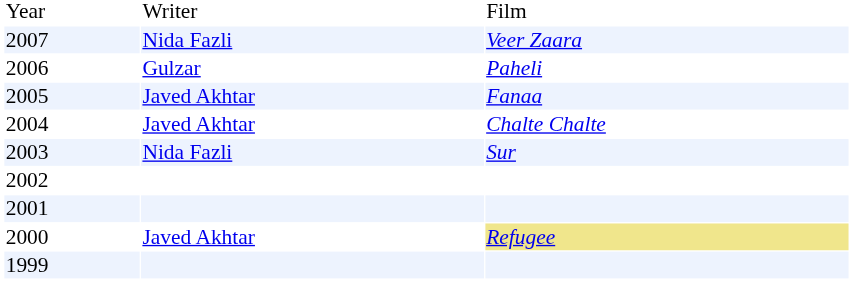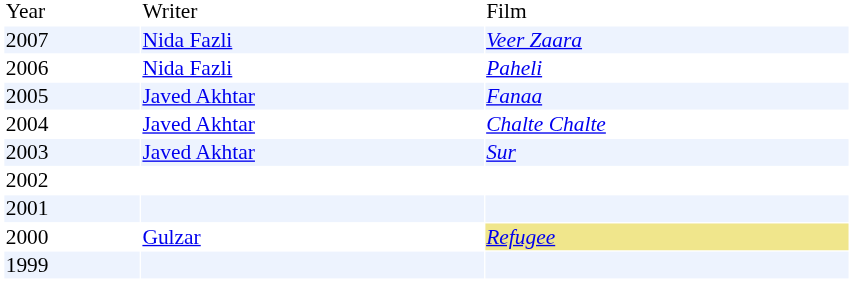(172, 67) Gulzar -> (187, 67) Nida Fazli
(187, 152) Nida Fazli -> (199, 152) Javed Akhtar
(199, 236) Javed Akhtar -> (172, 236) Gulzar
